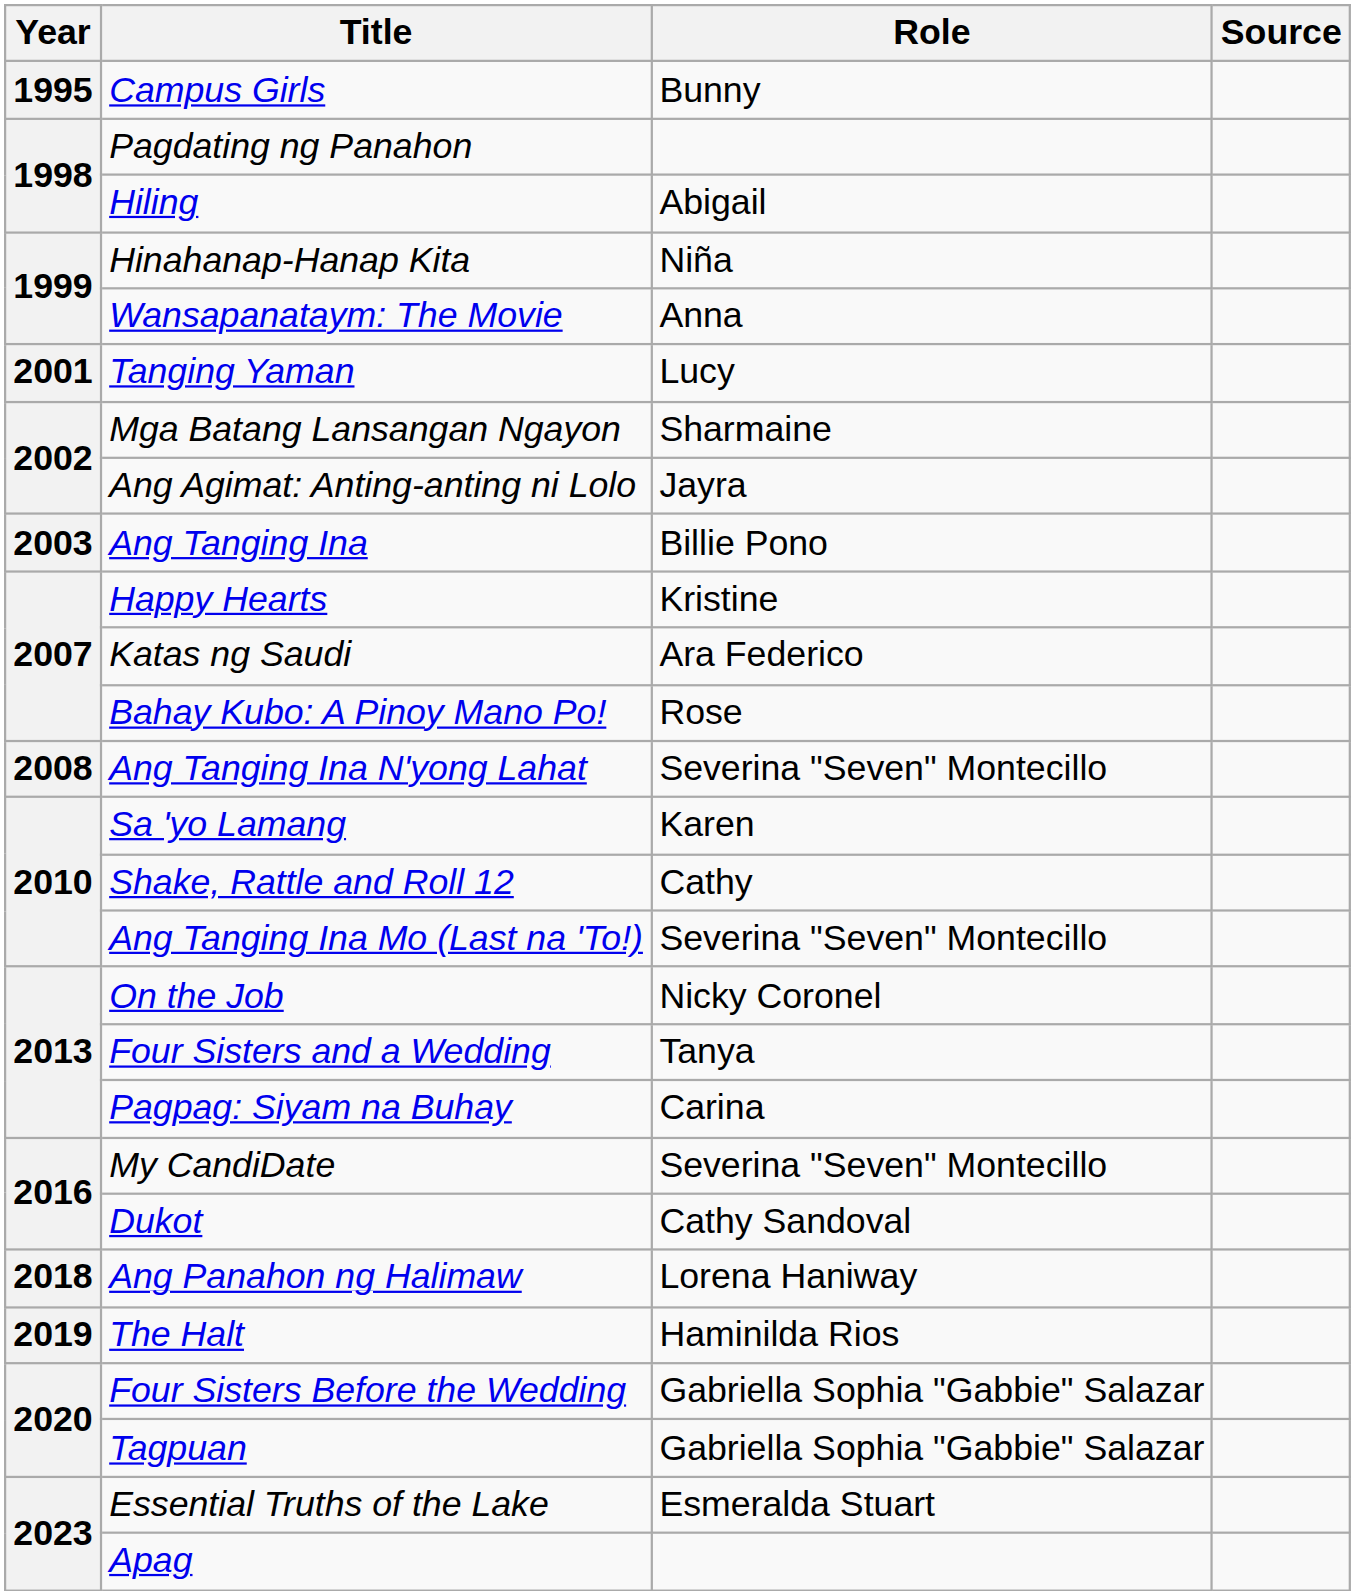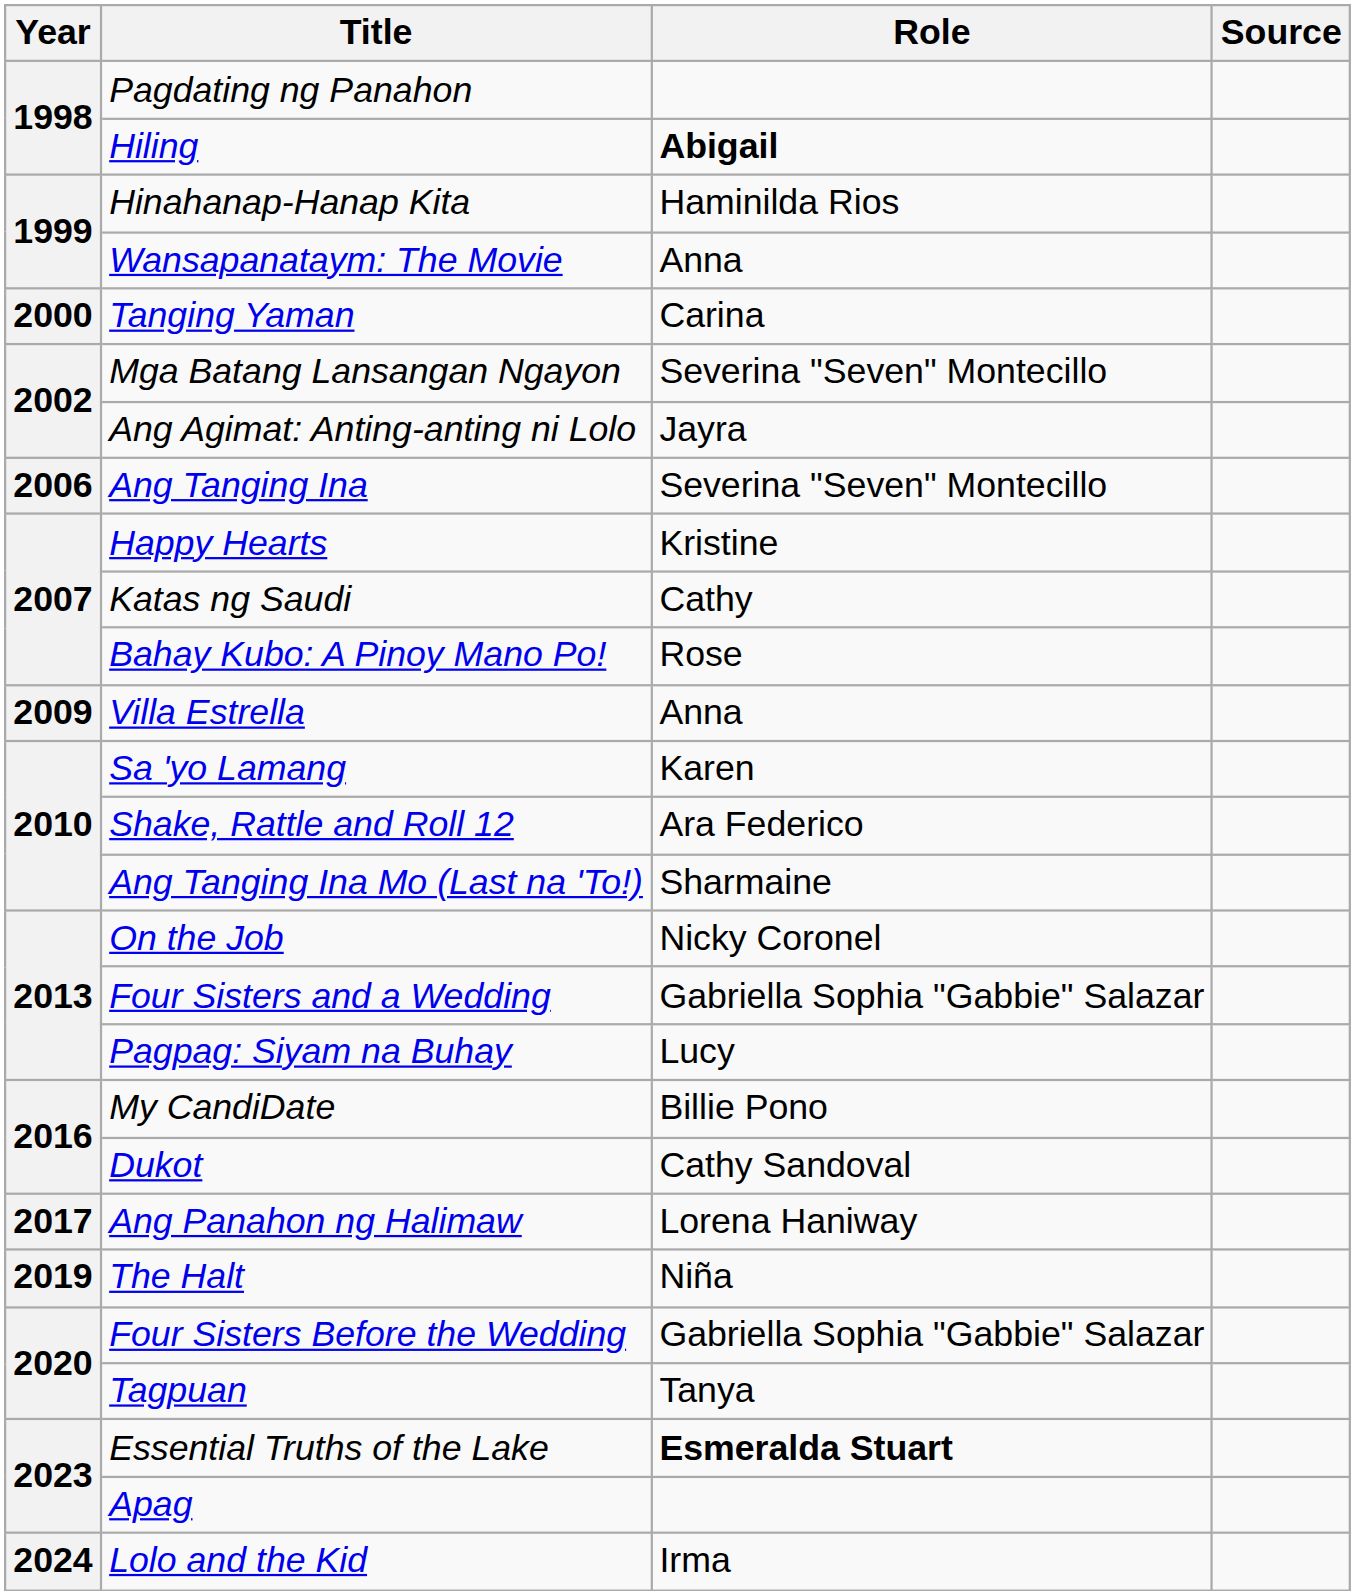- row: (217, 89)
(713, 202) normal -> (719, 145) bold
(696, 259) Niña -> (779, 202) Haminilda Rios
(53, 372) 2001 -> (53, 315) 2000
(697, 372) Lucy -> (712, 315) Carina
(746, 428) Sharmaine -> (883, 372) Severina "Seven" Montecillo
(53, 542) 2003 -> (53, 485) 2006
(744, 542) Billie Pono -> (883, 485) Severina "Seven" Montecillo
(762, 655) Ara Federico -> (706, 598) Cathy
- row: (348, 768)
+ row: (207, 711)
(706, 881) Cathy -> (762, 825) Ara Federico
(883, 938) Severina "Seven" Montecillo -> (746, 881) Sharmaine
(707, 1051) Tanya -> (932, 994) Gabriella Sophia "Gabbie" Salazar
(712, 1107) Carina -> (697, 1051) Lucy
(883, 1164) Severina "Seven" Montecillo -> (744, 1107) Billie Pono
(53, 1277) 2018 -> (53, 1221) 2017
(779, 1334) Haminilda Rios -> (696, 1277) Niña
(932, 1447) Gabriella Sophia "Gabbie" Salazar -> (707, 1390) Tanya
(797, 1504) normal -> (806, 1447) bold
+ row: (238, 1560)
